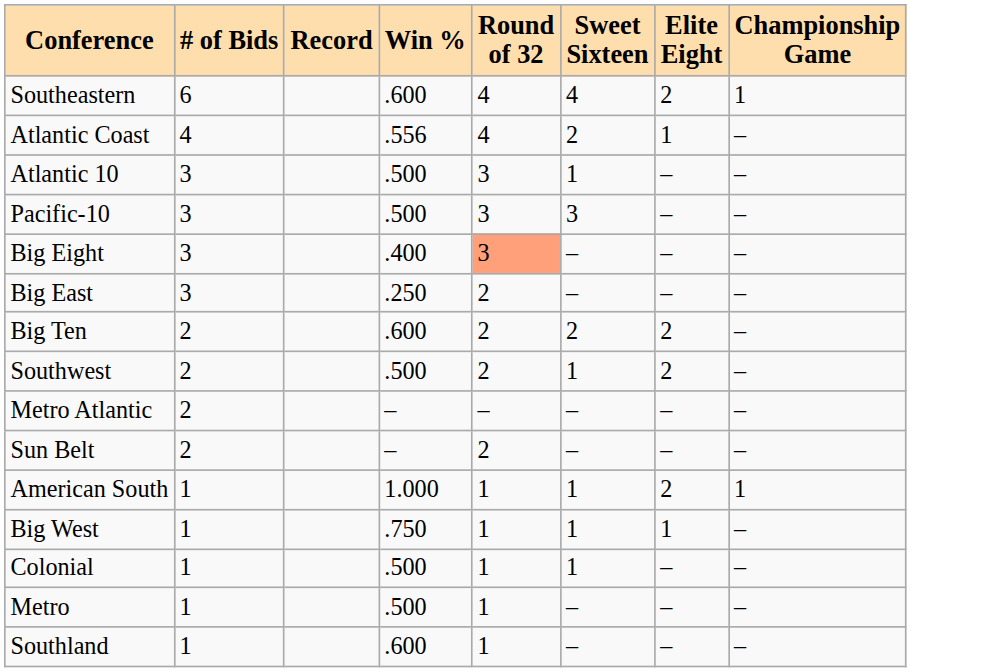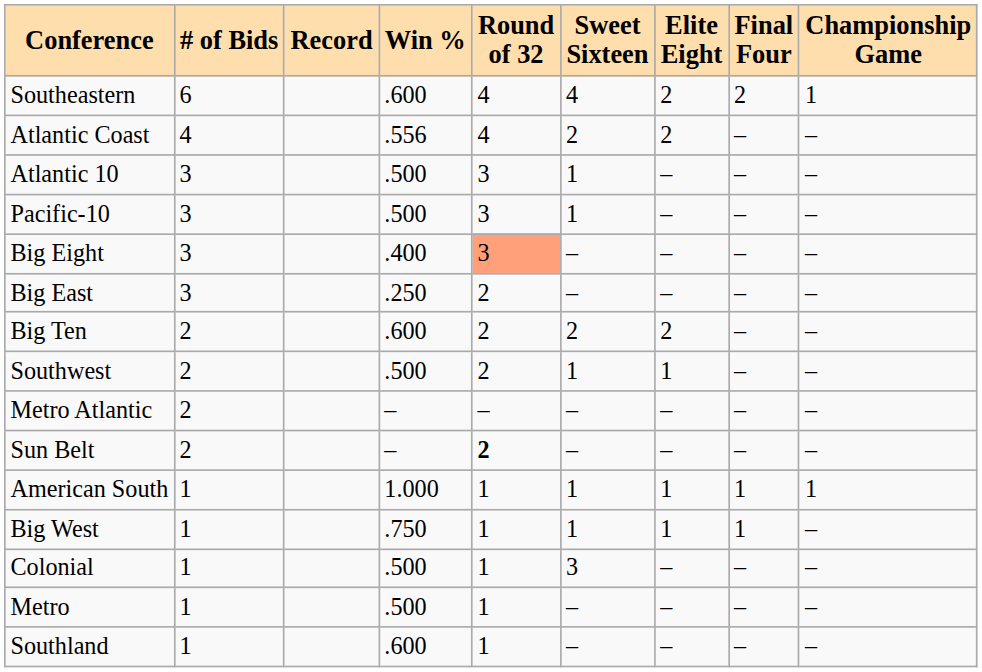+ column: (764, 40)
(666, 135) 1 -> (666, 135) 2
(572, 213) 3 -> (572, 213) 1
(666, 371) 2 -> (666, 371) 1
(484, 449) normal -> (484, 449) bold
(666, 489) 2 -> (666, 489) 1
(572, 567) 1 -> (572, 567) 3
